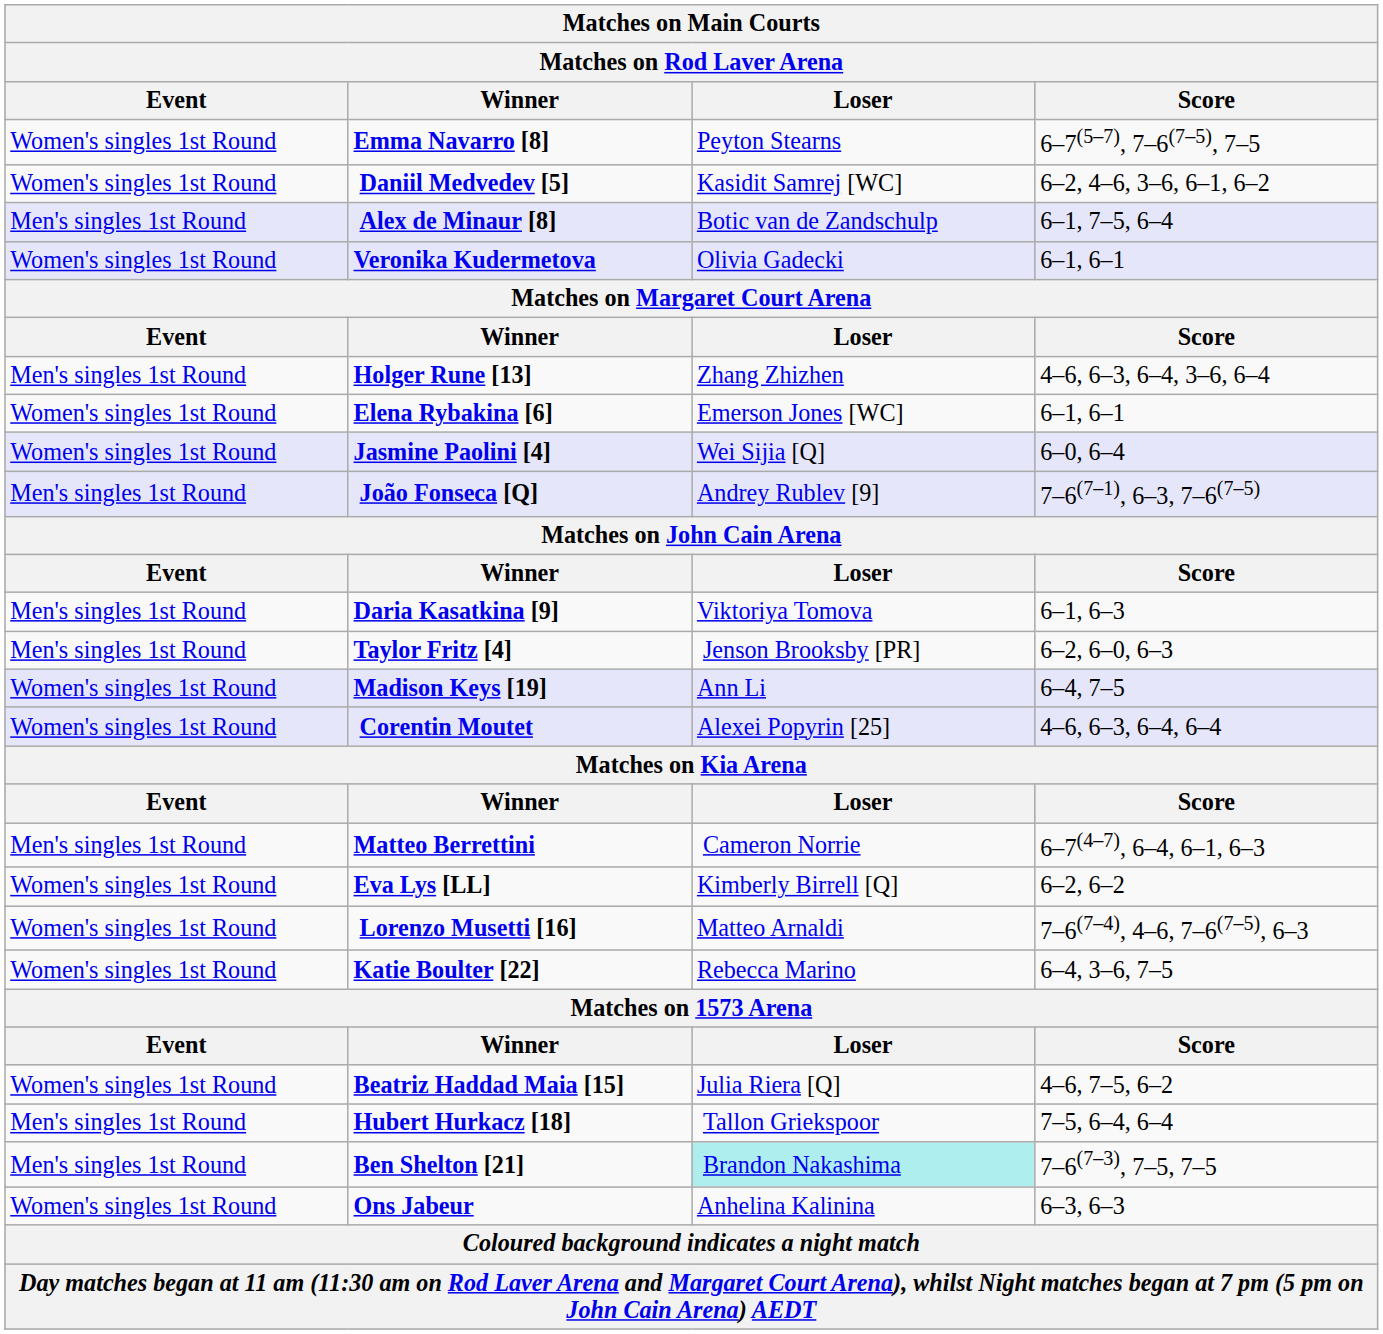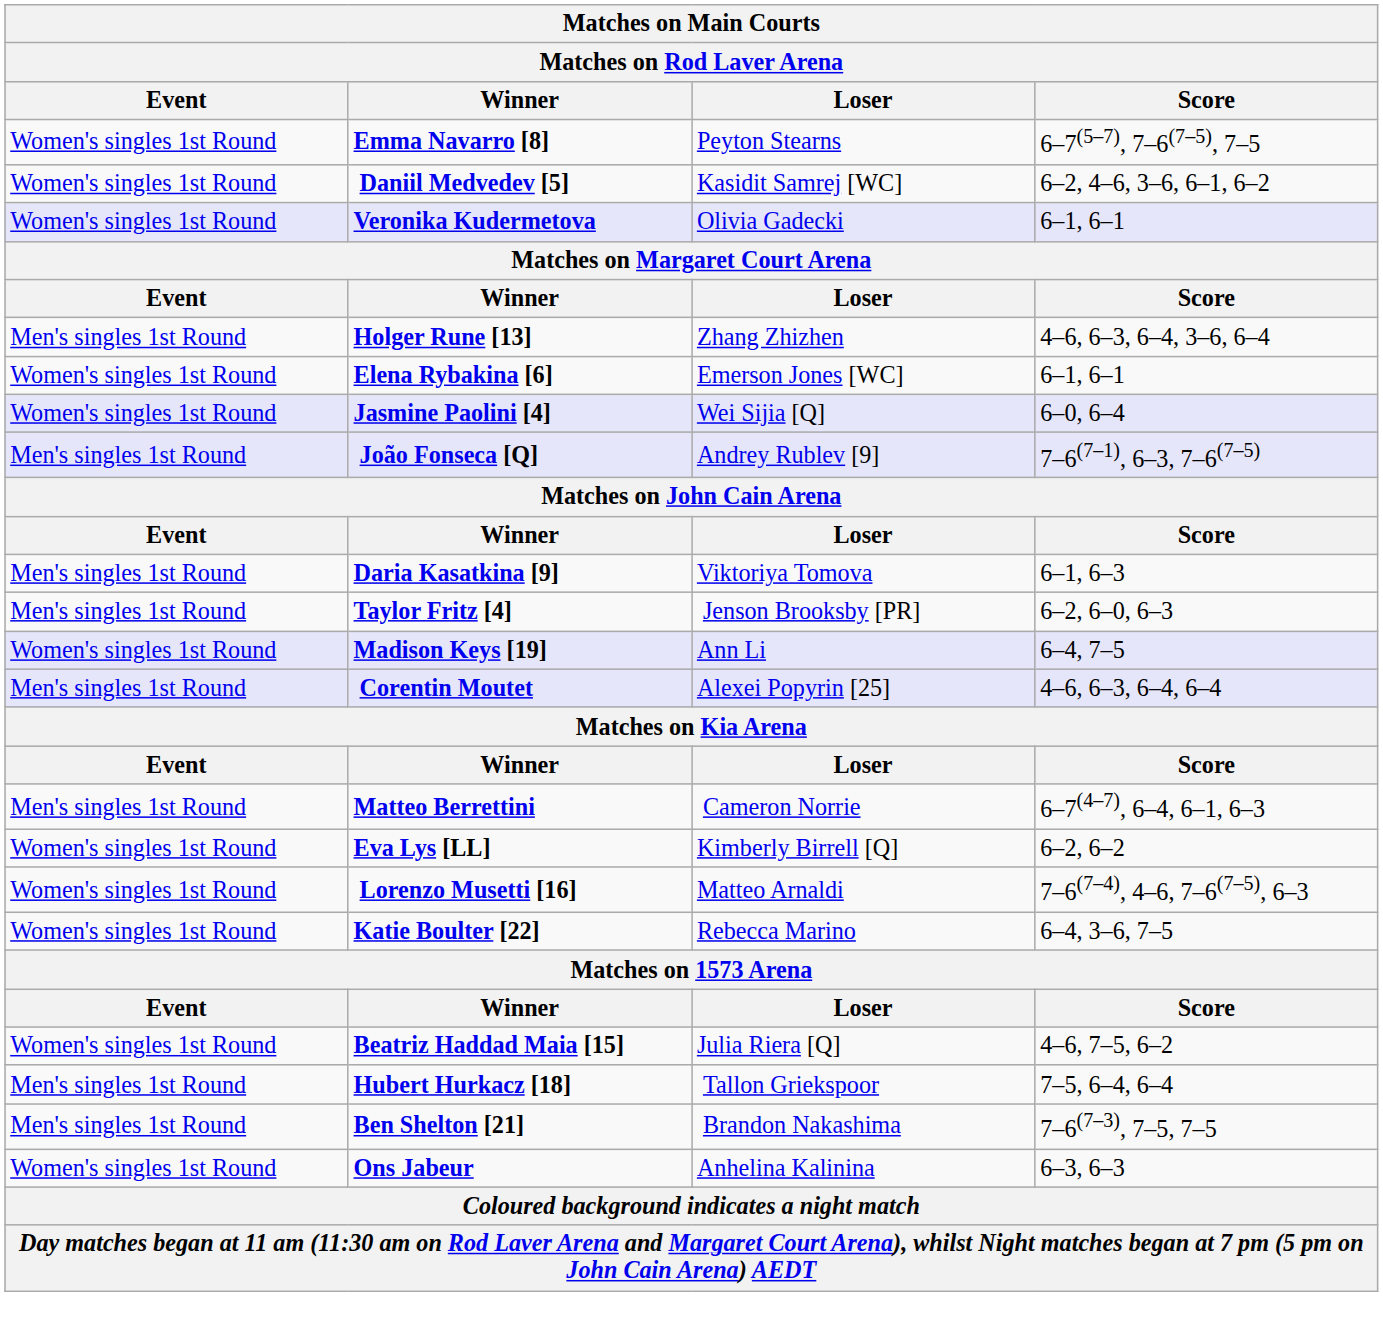- row: (455, 221)
(143, 726) Women's singles 1st Round -> (128, 688) Men's singles 1st Round
(799, 1164) paleturquoise background -> (799, 1125) no background
